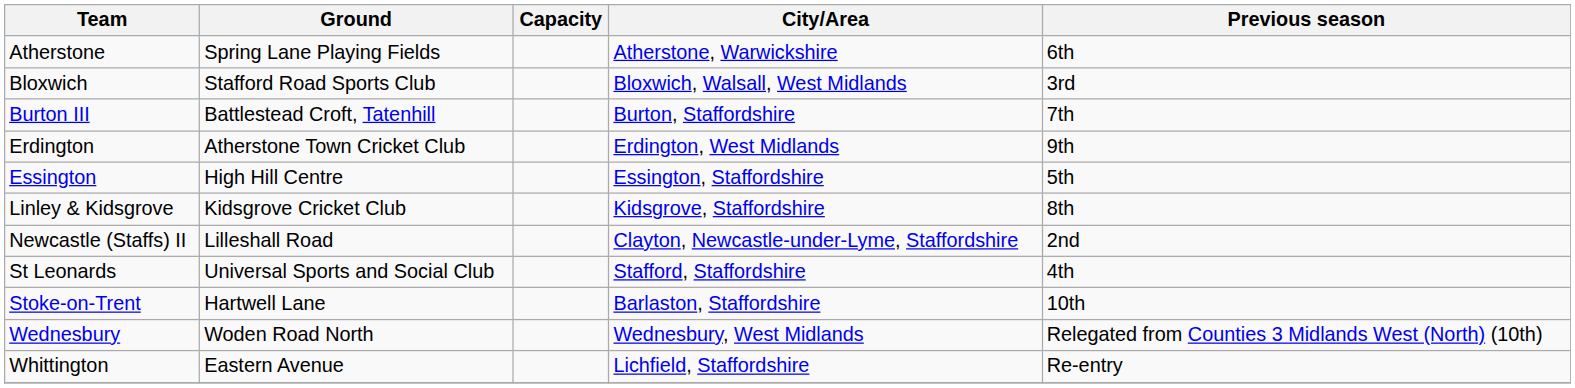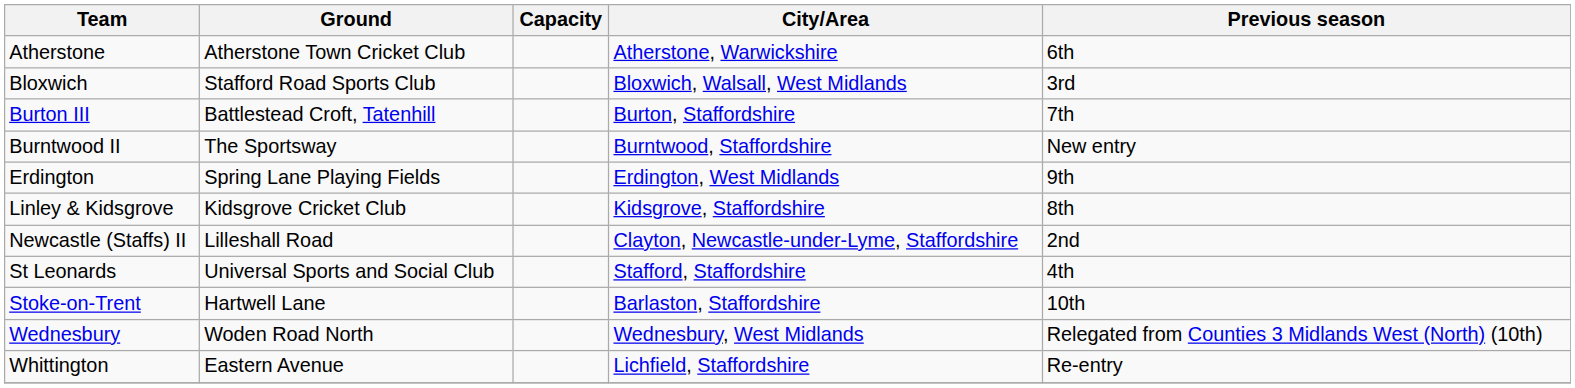(322, 51) Spring Lane Playing Fields -> (335, 51) Atherstone Town Cricket Club
+ row: (65, 146)
(335, 146) Atherstone Town Cricket Club -> (322, 177) Spring Lane Playing Fields
- row: (53, 177)
